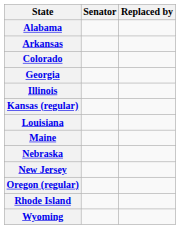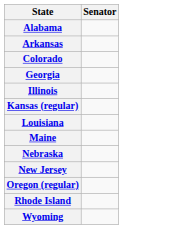- column: (147, 12)
